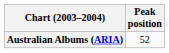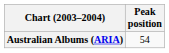(145, 39) 52 -> (145, 39) 54
